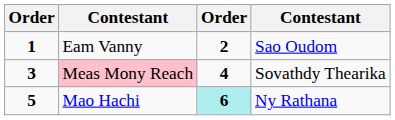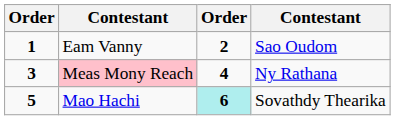(320, 73) Sovathdy Thearika -> (296, 73) Ny Rathana
(296, 100) Ny Rathana -> (320, 100) Sovathdy Thearika
